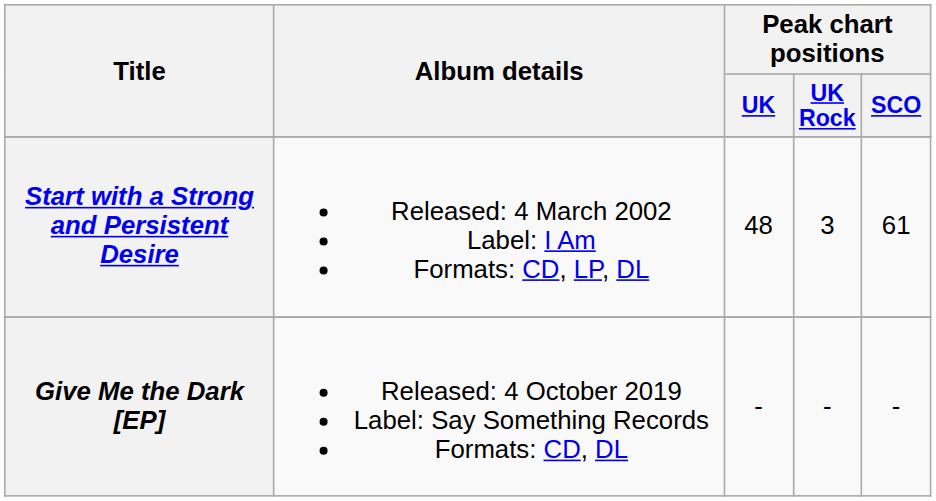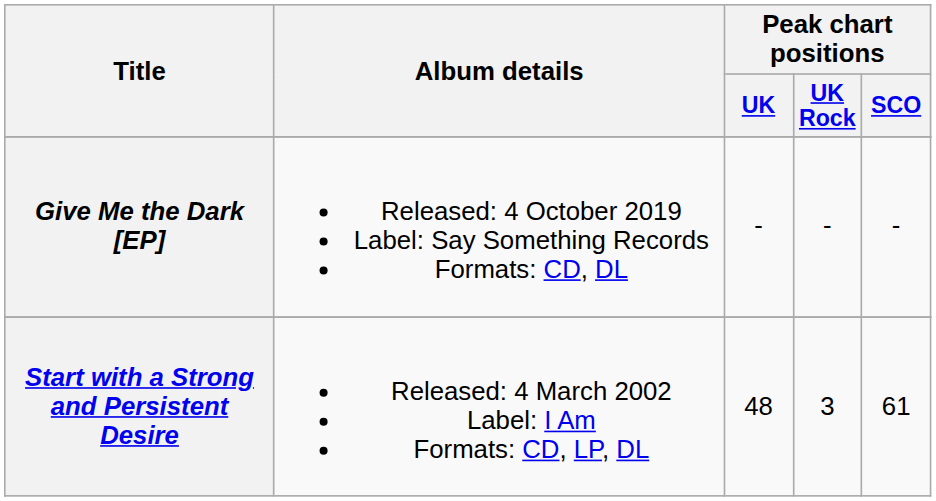rows swapped: (140, 226) <-> (140, 405)
